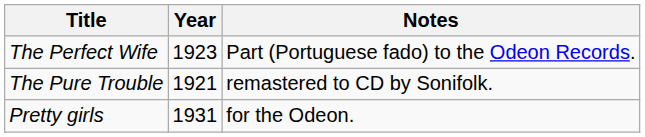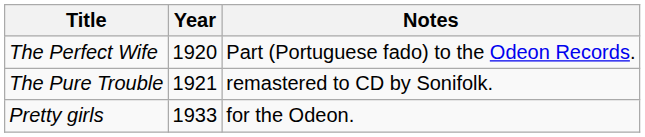(195, 52) 1923 -> (195, 52) 1920
(195, 115) 1931 -> (195, 115) 1933
